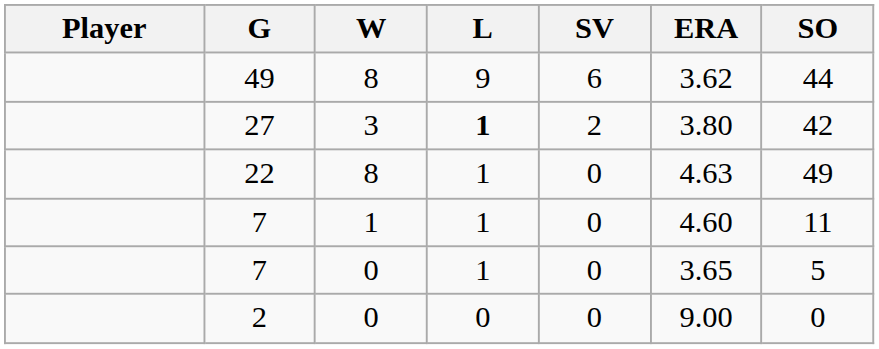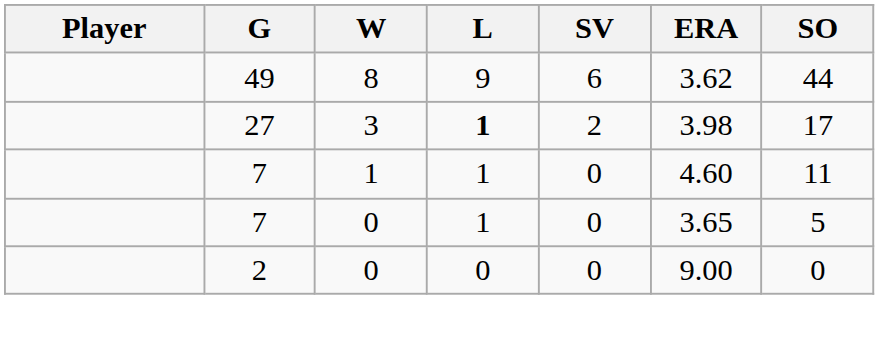(706, 125) 3.80 -> (706, 125) 3.98
(818, 125) 42 -> (818, 125) 17
- row: (259, 173)
